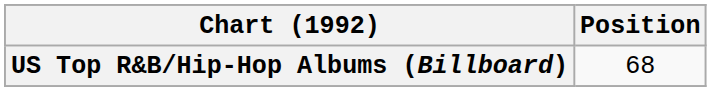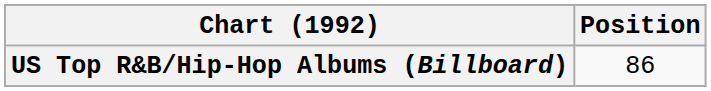(640, 66) 68 -> (640, 66) 86
